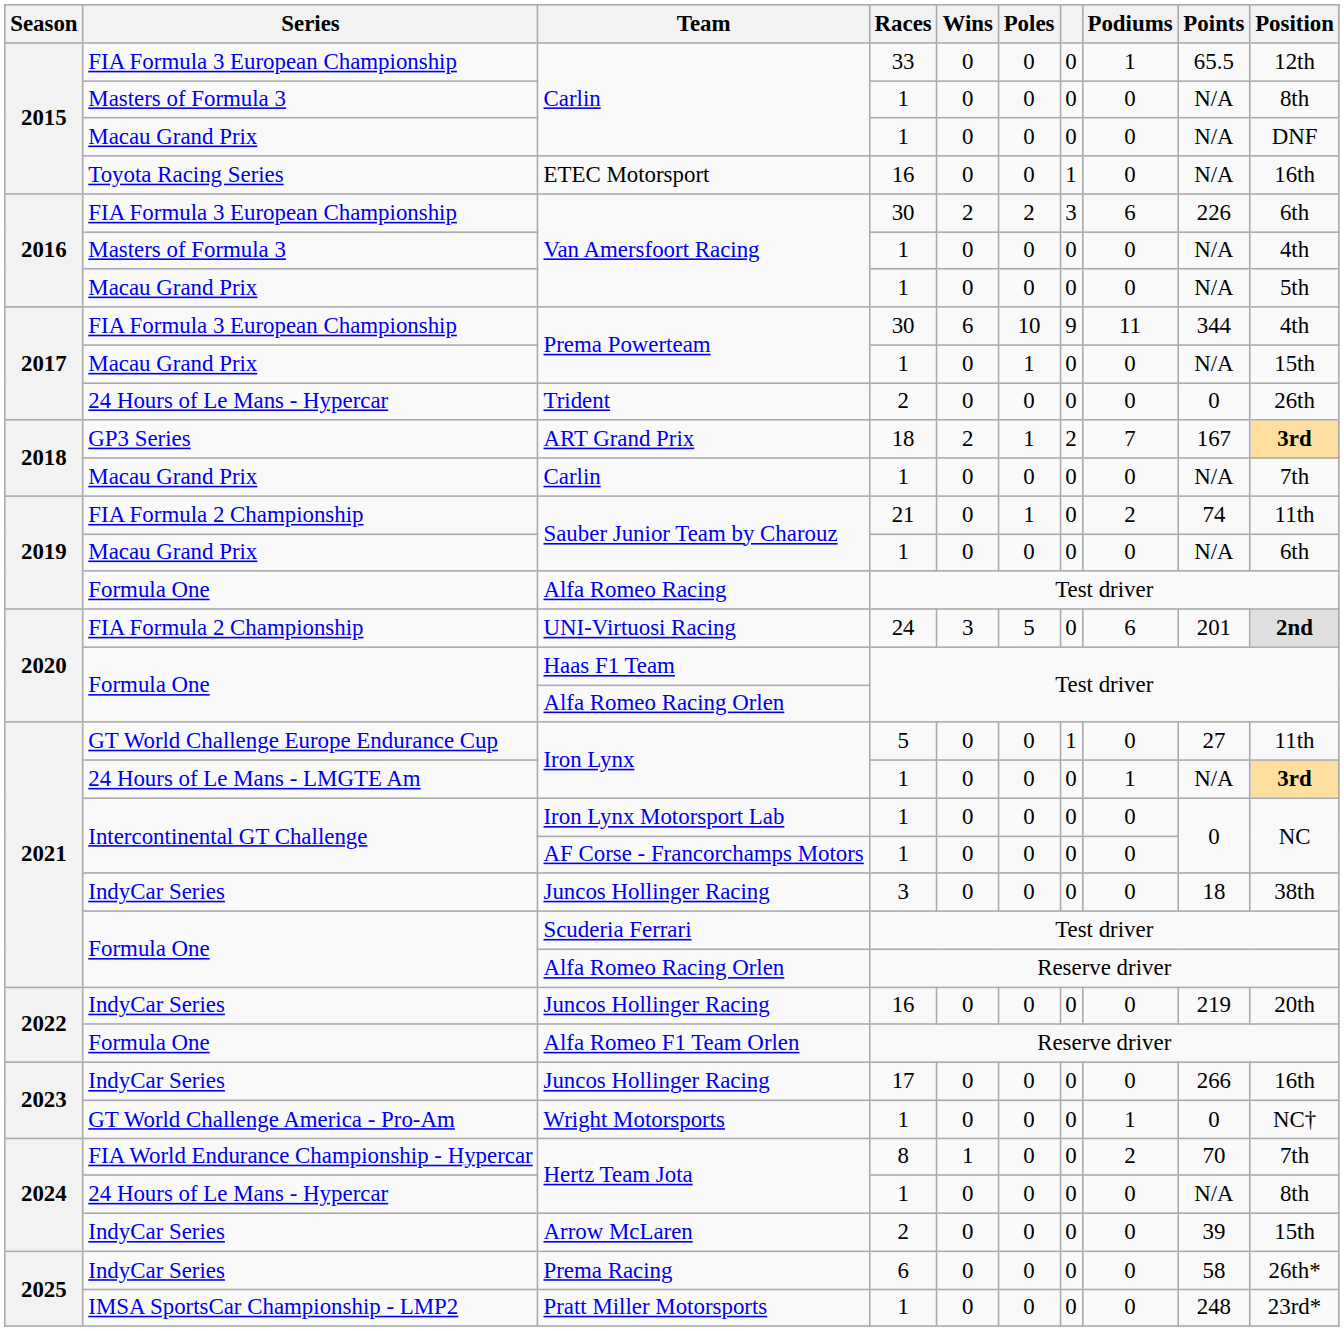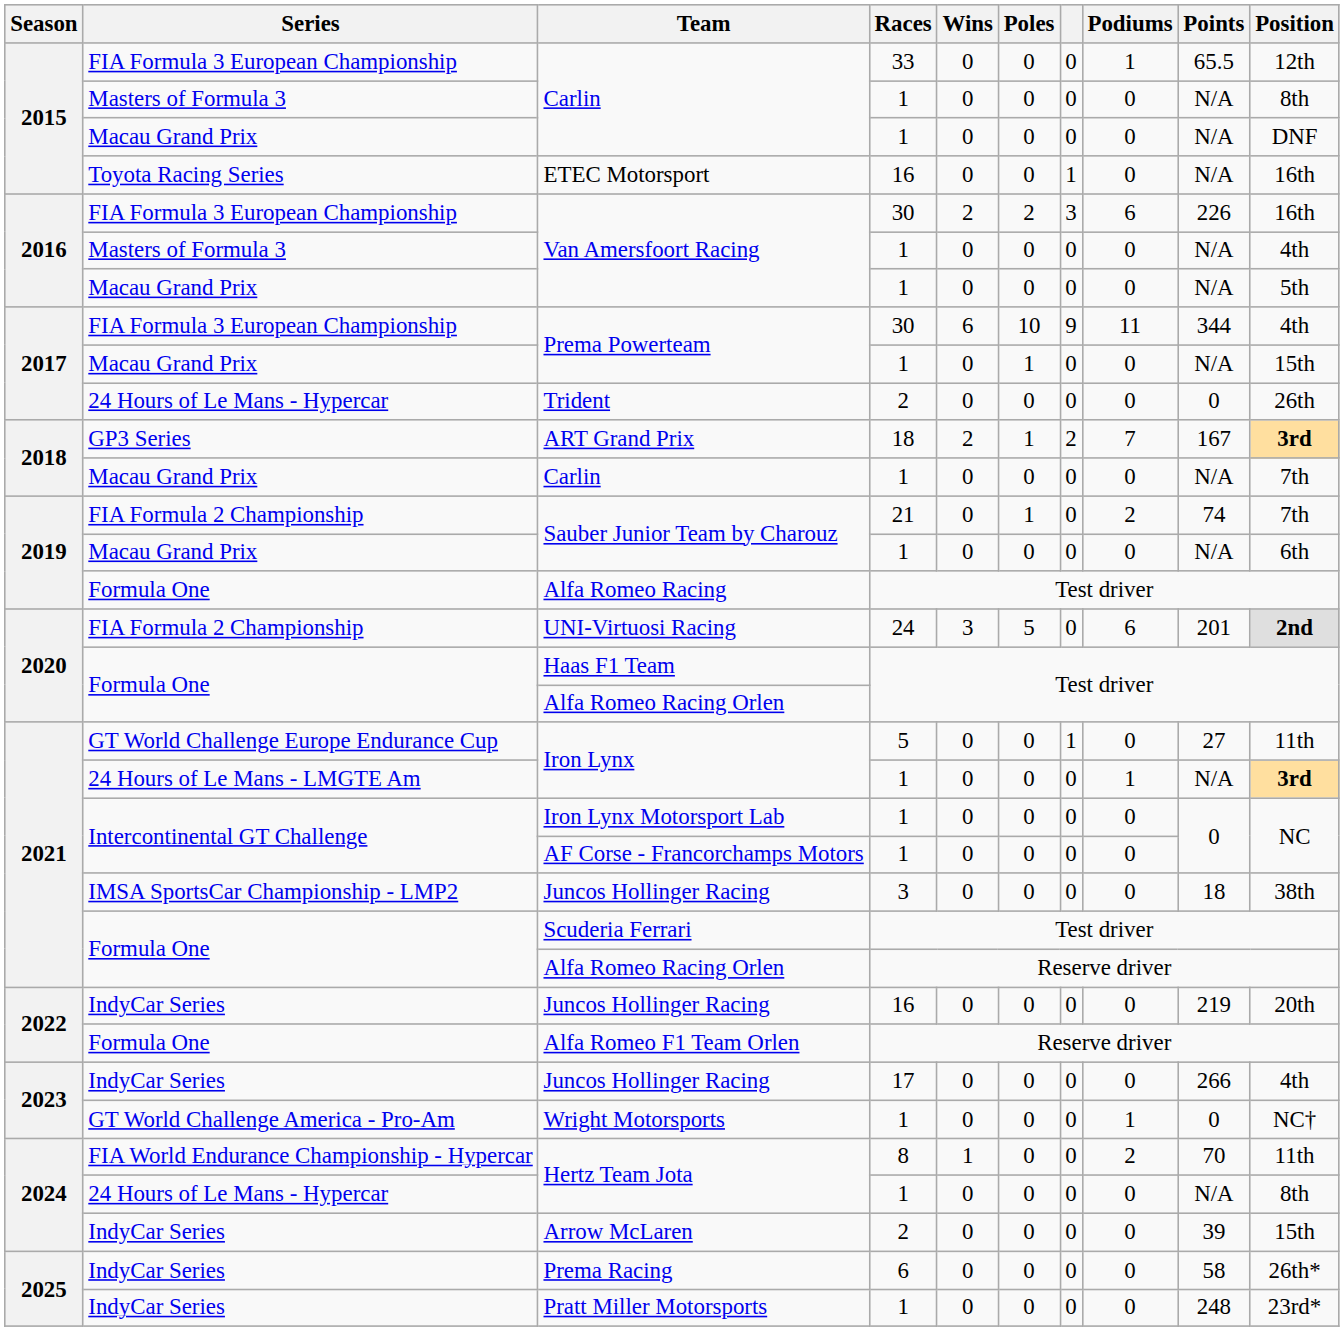(1295, 212) 6th -> (1295, 212) 16th
(1295, 514) 11th -> (1295, 514) 7th
(157, 892) IndyCar Series -> (273, 892) IMSA SportsCar Championship - LMP2
(1295, 1081) 16th -> (1295, 1081) 4th
(1295, 1156) 7th -> (1295, 1156) 11th
(273, 1307) IMSA SportsCar Championship - LMP2 -> (157, 1307) IndyCar Series
